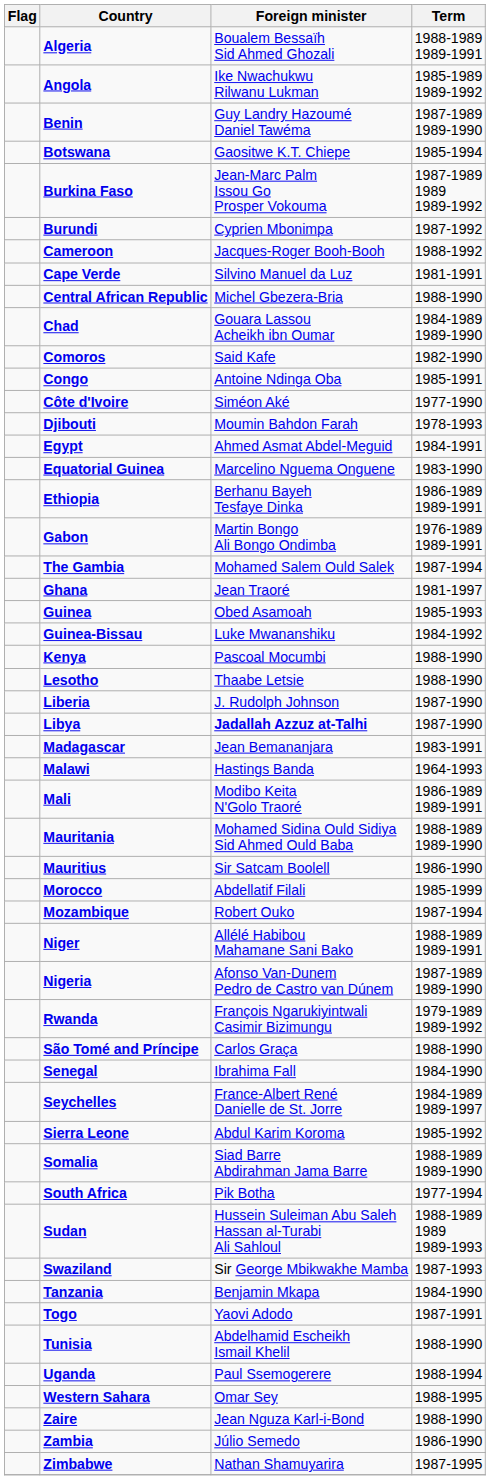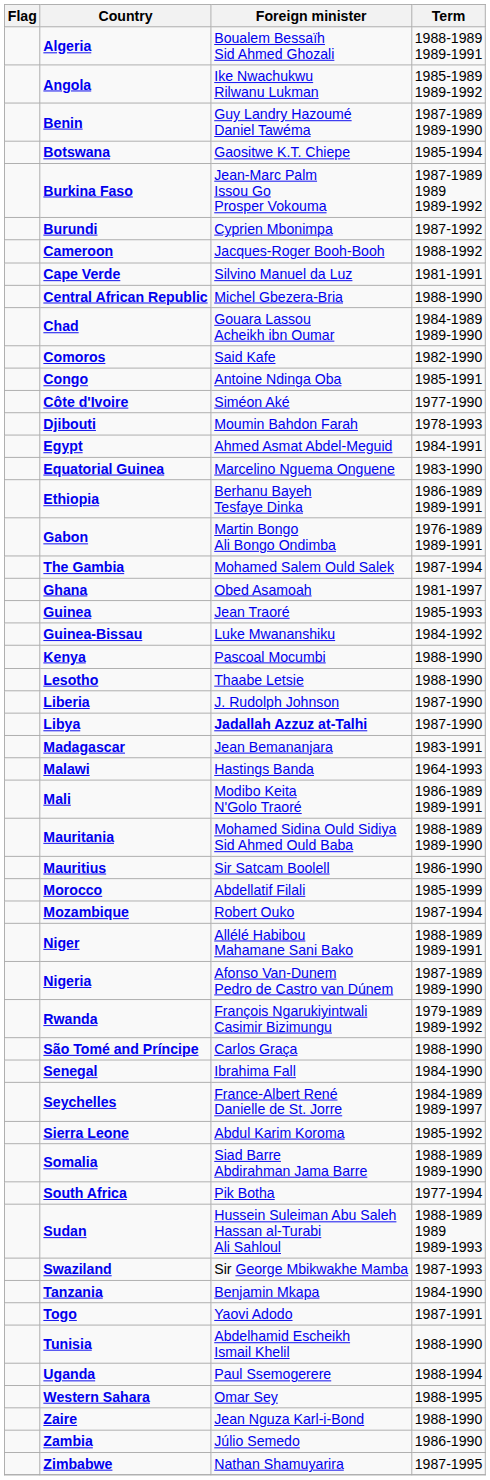(252, 590) Jean Traoré -> (263, 590) Obed Asamoah
(263, 612) Obed Asamoah -> (252, 612) Jean Traoré
